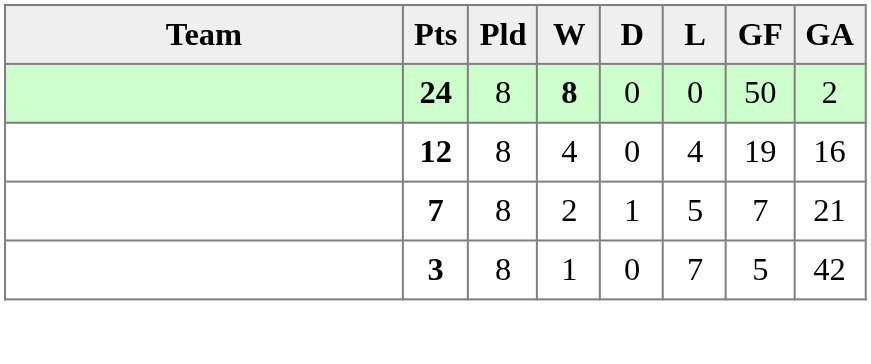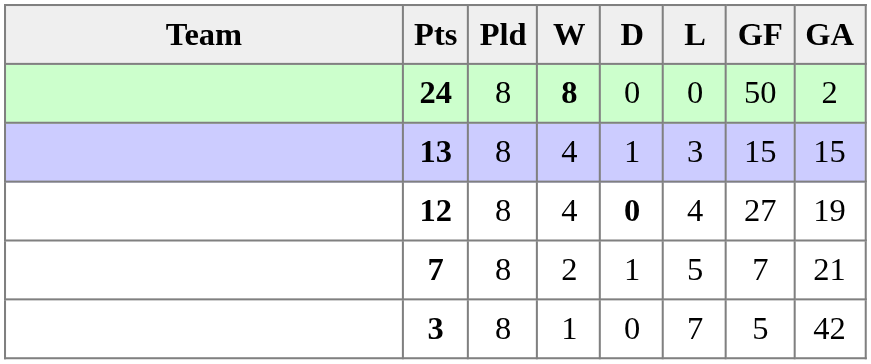+ row: (436, 151)
(632, 151) normal -> (632, 210) bold
(760, 151) 19 -> (760, 210) 27
(830, 151) 16 -> (830, 210) 19
